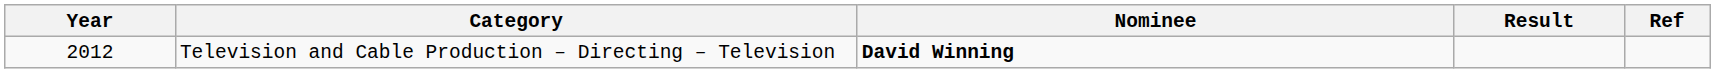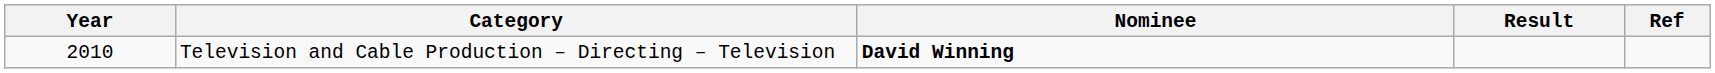(90, 52) 2012 -> (90, 52) 2010
